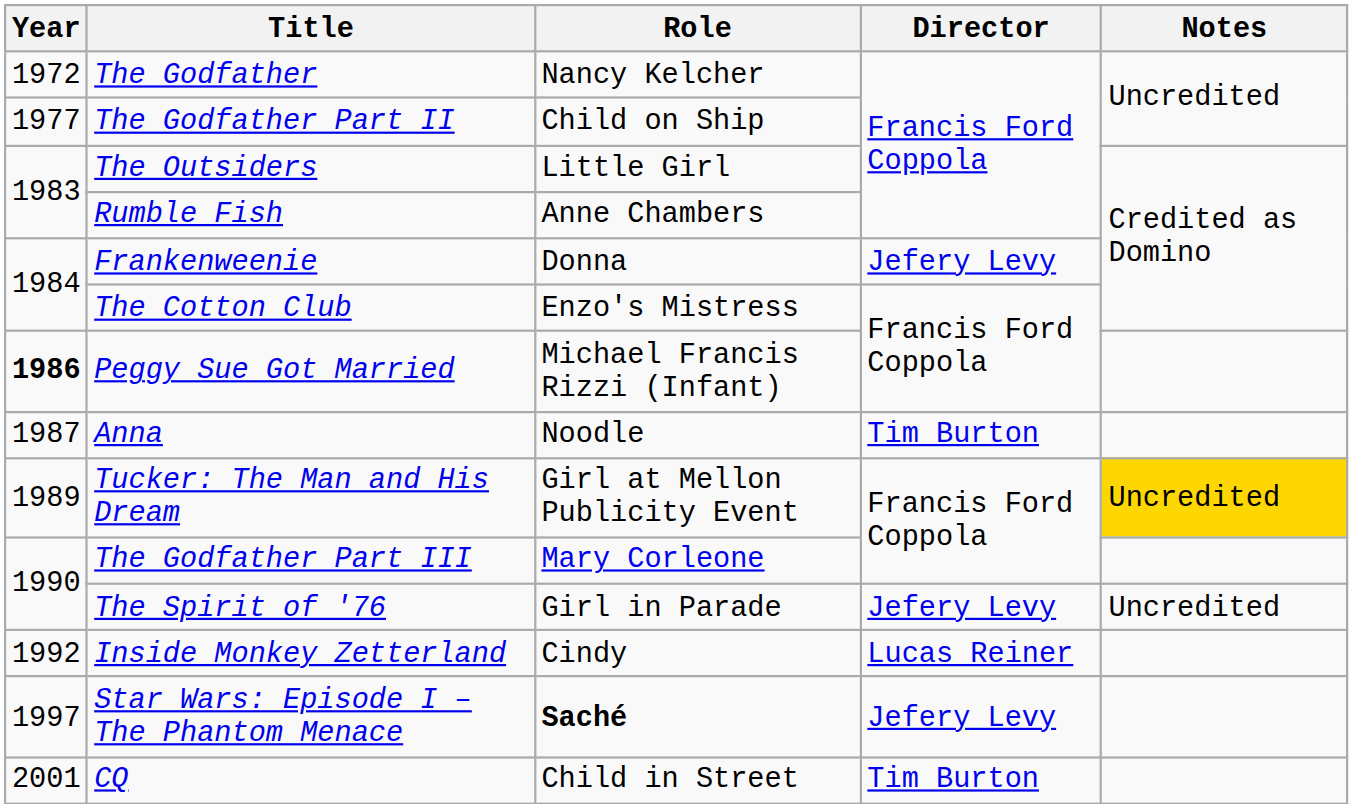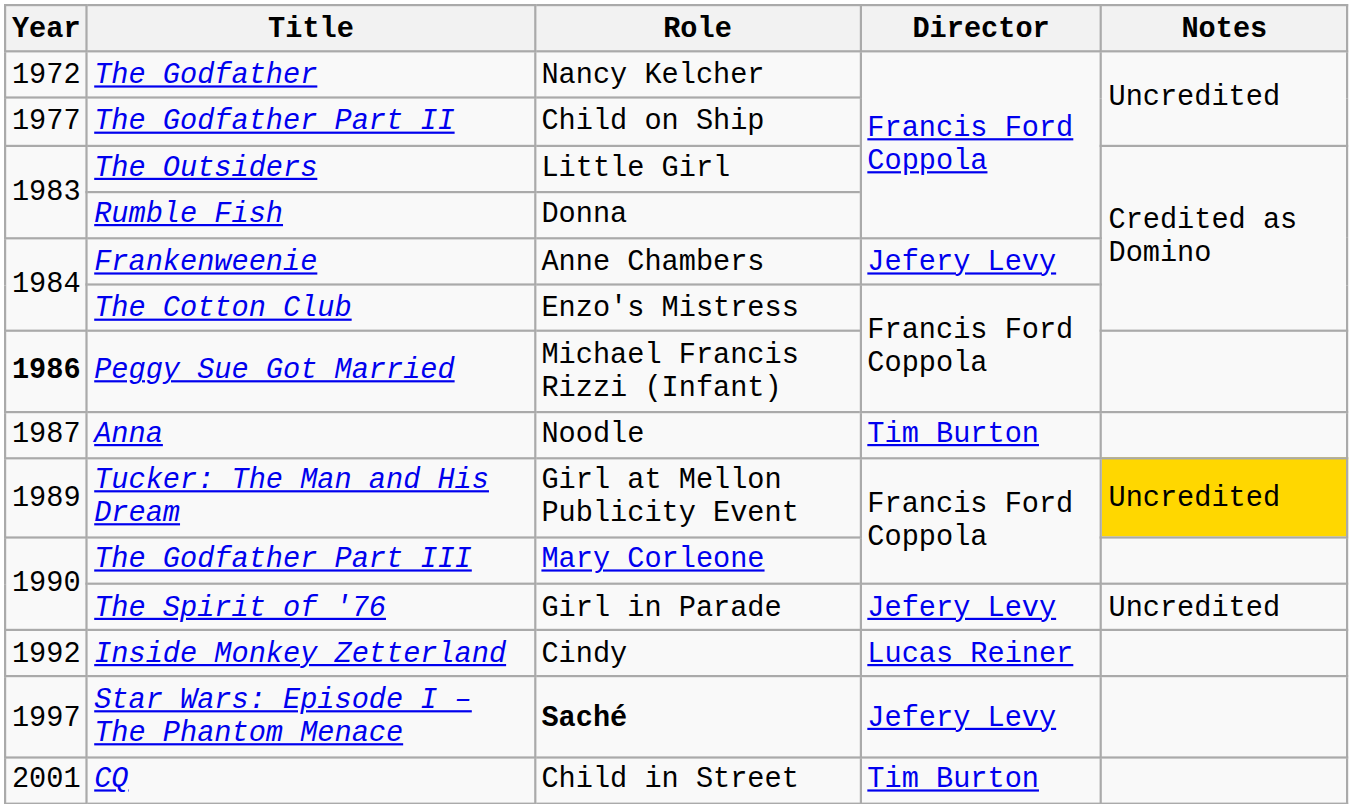(653, 215) Anne Chambers -> (584, 215) Donna
(584, 261) Donna -> (653, 261) Anne Chambers
